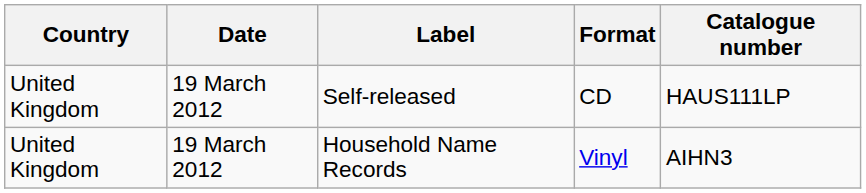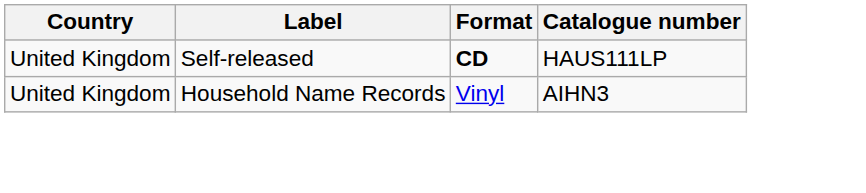- column: (242, 35)
(595, 96) normal -> (472, 58) bold
